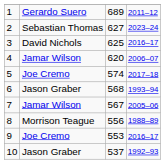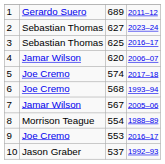(52, 43) David Nichols -> (63, 43) Sebastian Thomas
(51, 89) Jason Graber -> (46, 89) Joe Cremo
(116, 120) 556 -> (116, 120) 554
